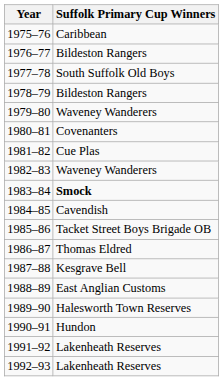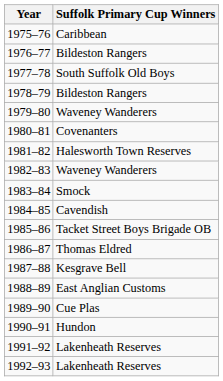(78, 151) Cue Plas -> (124, 151) Halesworth Town Reserves
(74, 190) bold -> (73, 190) normal
(124, 307) Halesworth Town Reserves -> (78, 307) Cue Plas
